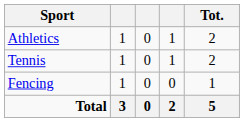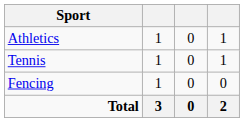- column: (212, 15)
